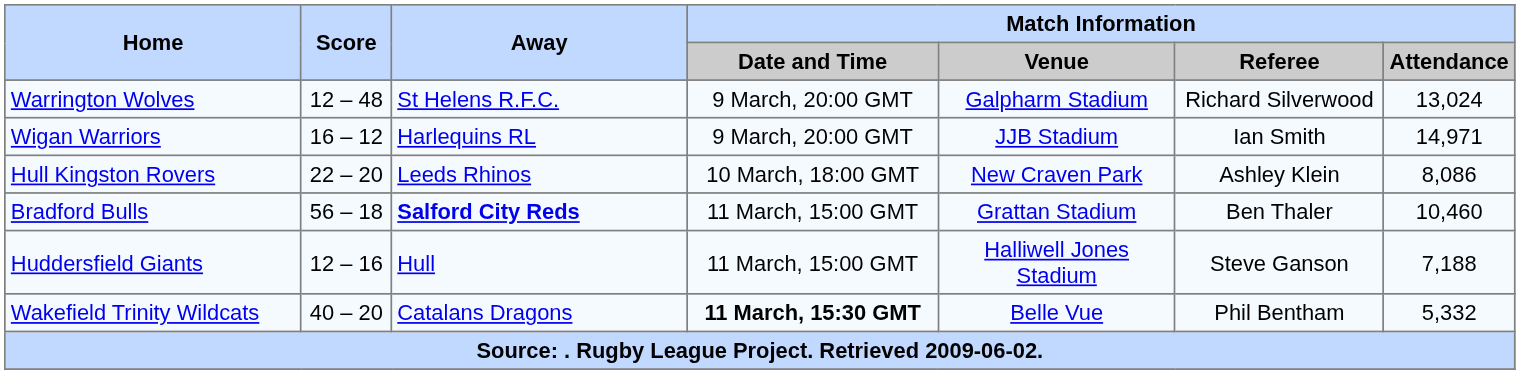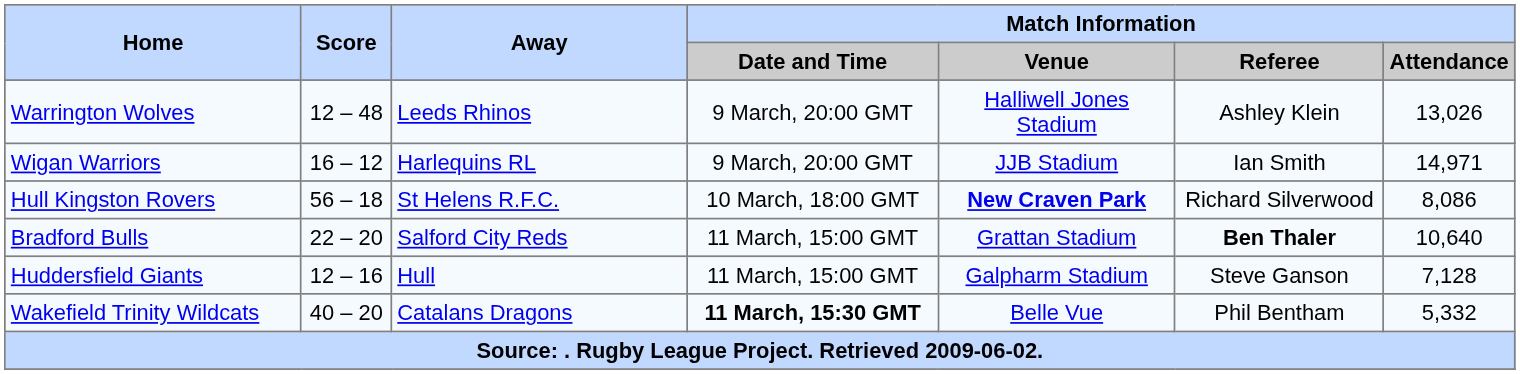(478, 99) St Helens R.F.C. -> (464, 112) Leeds Rhinos
(1057, 99) Galpharm Stadium -> (1057, 112) Halliwell Jones Stadium
(1279, 99) Richard Silverwood -> (1279, 112) Ashley Klein
(1449, 99) 13,024 -> (1449, 112) 13,026
(346, 174) 22 – 20 -> (346, 200) 56 – 18
(464, 174) Leeds Rhinos -> (478, 200) St Helens R.F.C.
(1057, 174) normal -> (1057, 200) bold
(1279, 174) Ashley Klein -> (1279, 200) Richard Silverwood
(346, 212) 56 – 18 -> (346, 237) 22 – 20
(489, 212) bold -> (482, 237) normal
(1279, 212) normal -> (1279, 237) bold
(1449, 212) 10,460 -> (1449, 237) 10,640
(1057, 262) Halliwell Jones Stadium -> (1057, 275) Galpharm Stadium
(1449, 262) 7,188 -> (1449, 275) 7,128
